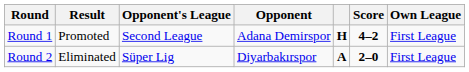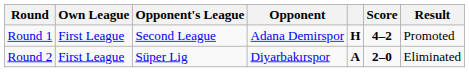columns swapped: (426, 14) <-> (87, 14)
